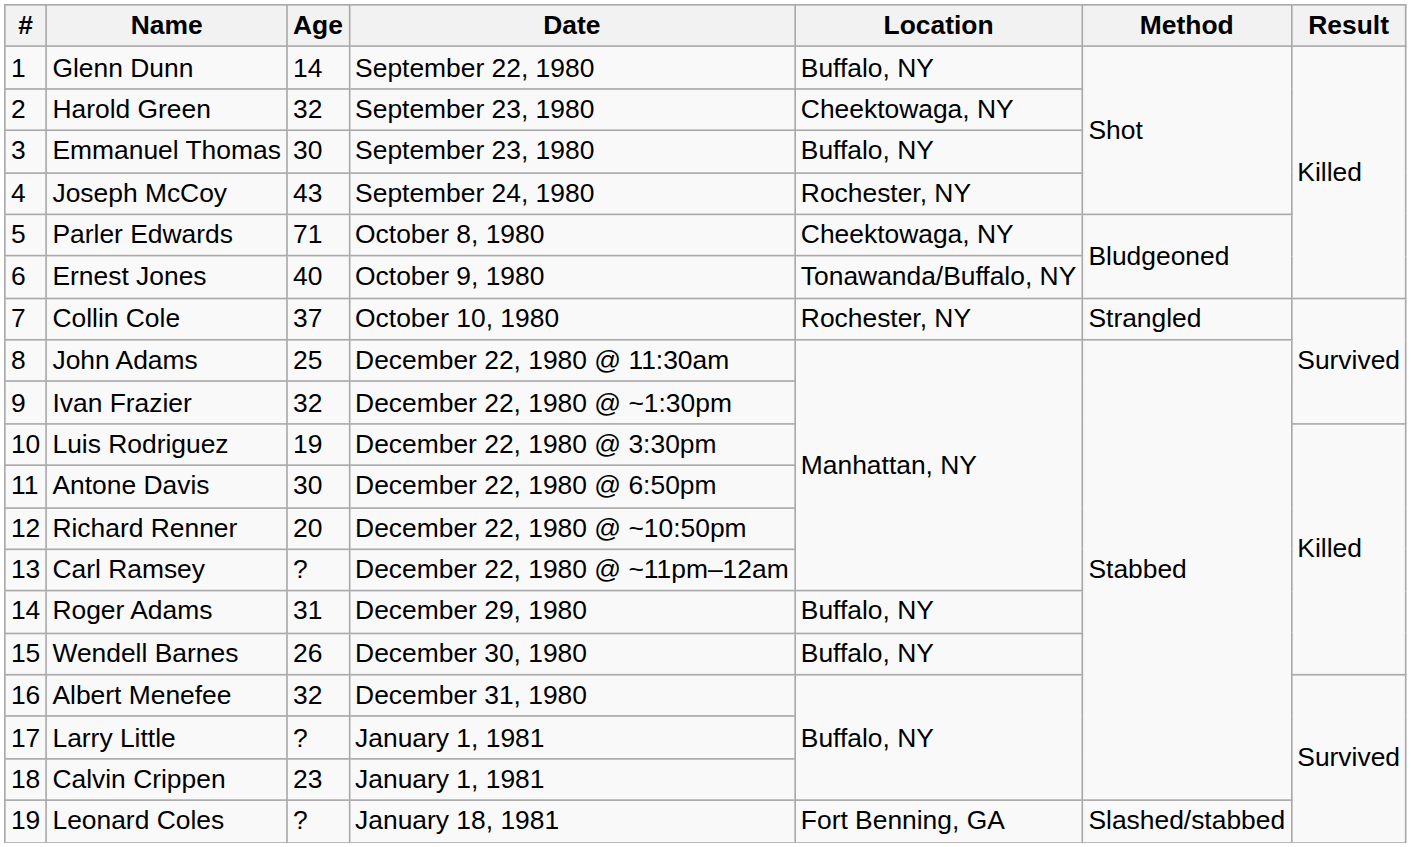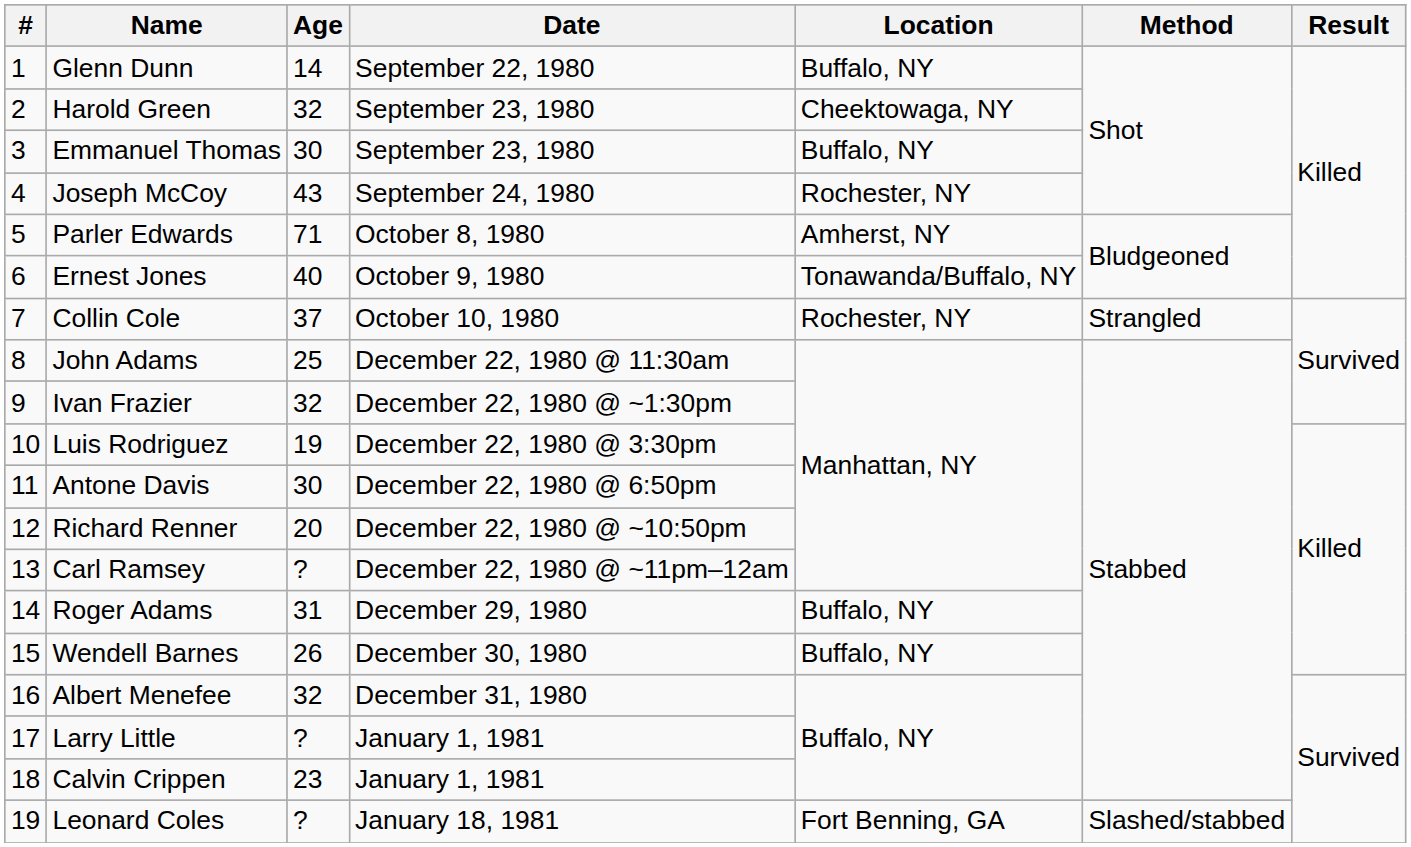(907, 234) Cheektowaga, NY -> (876, 234) Amherst, NY
